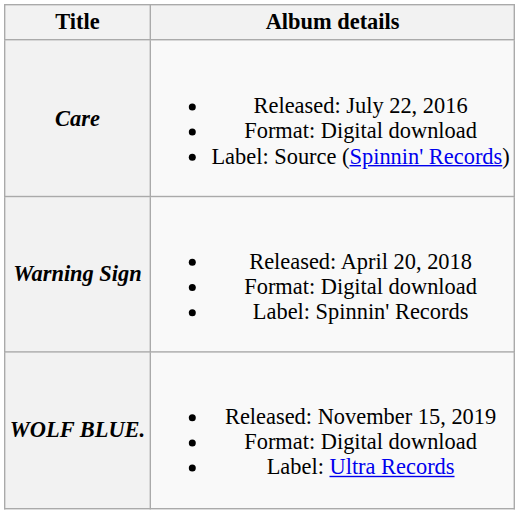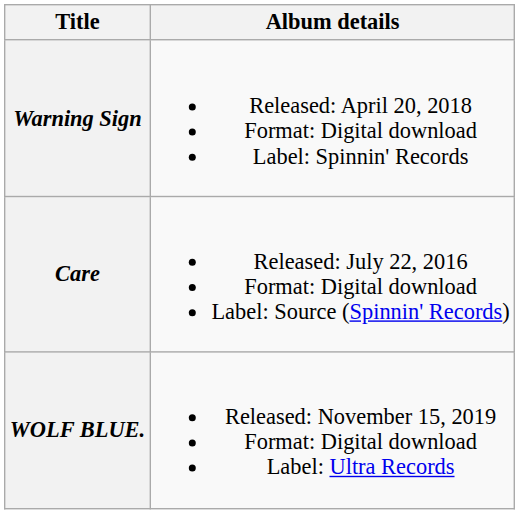rows swapped: (77, 117) <-> (77, 273)
